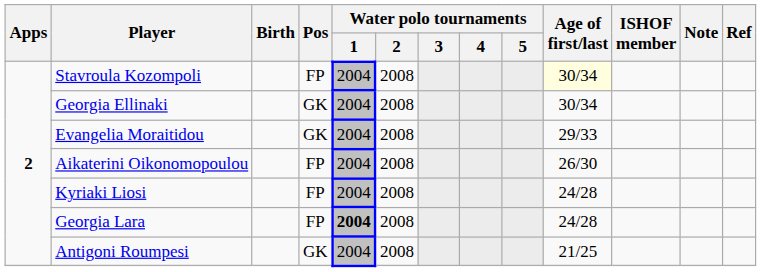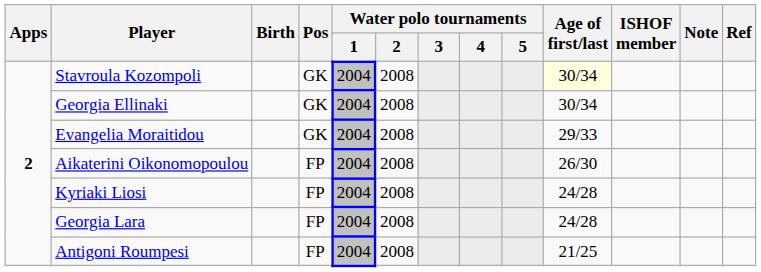(315, 76) FP -> (315, 76) GK
(354, 222) bold -> (354, 222) normal
(315, 251) GK -> (315, 251) FP
